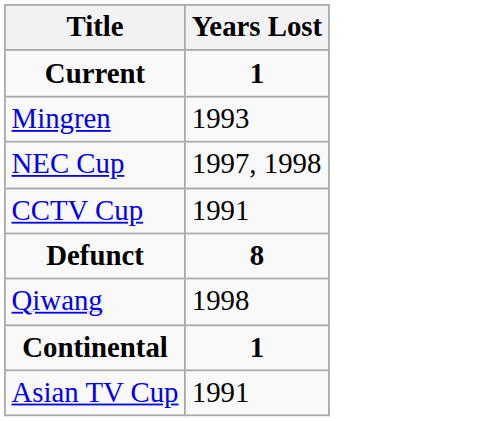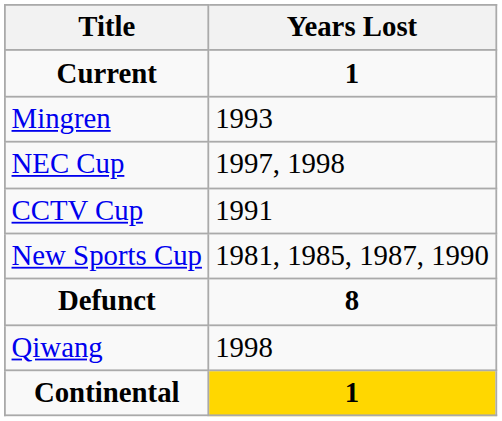+ row: (107, 255)
(257, 347) no background -> (352, 392) gold background
- row: (95, 392)
